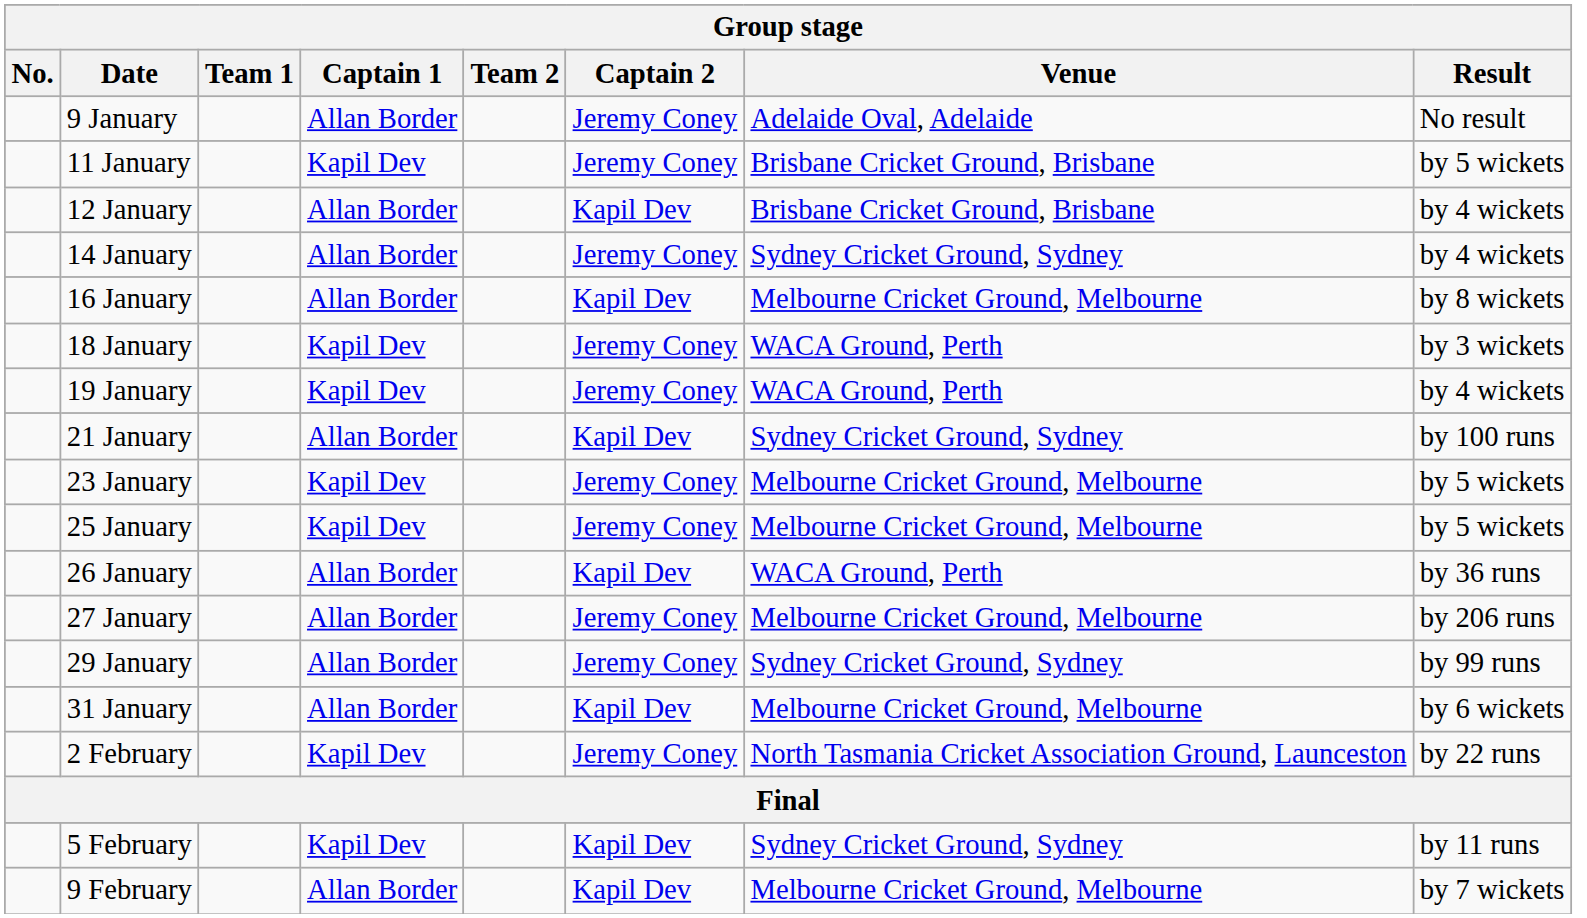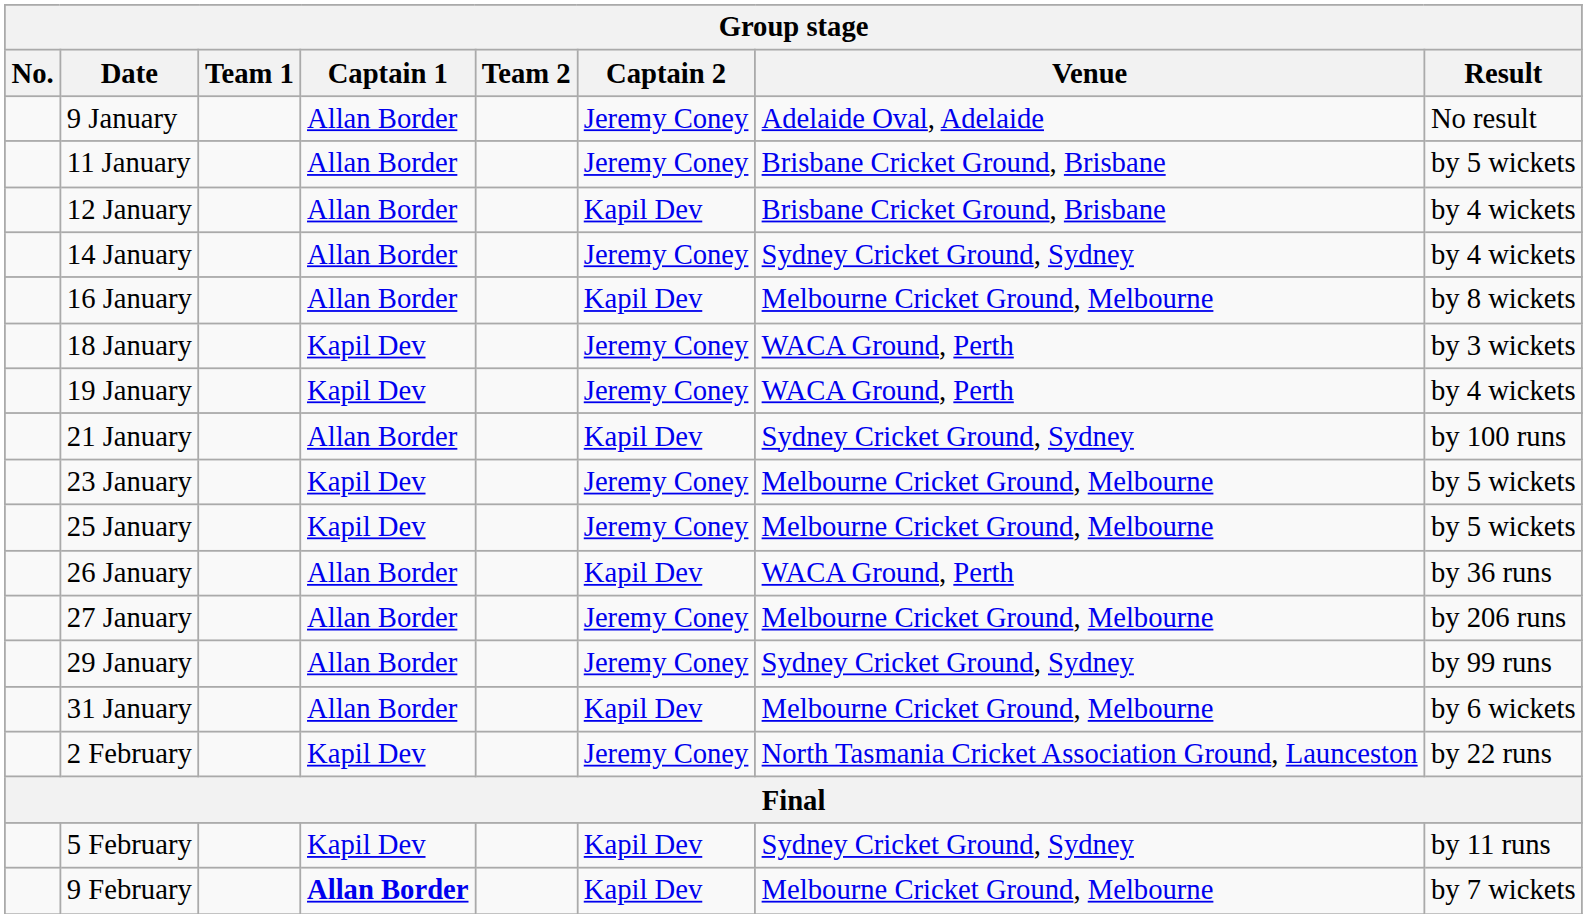(366, 163) Kapil Dev -> (382, 163) Allan Border
(382, 890) normal -> (388, 890) bold
